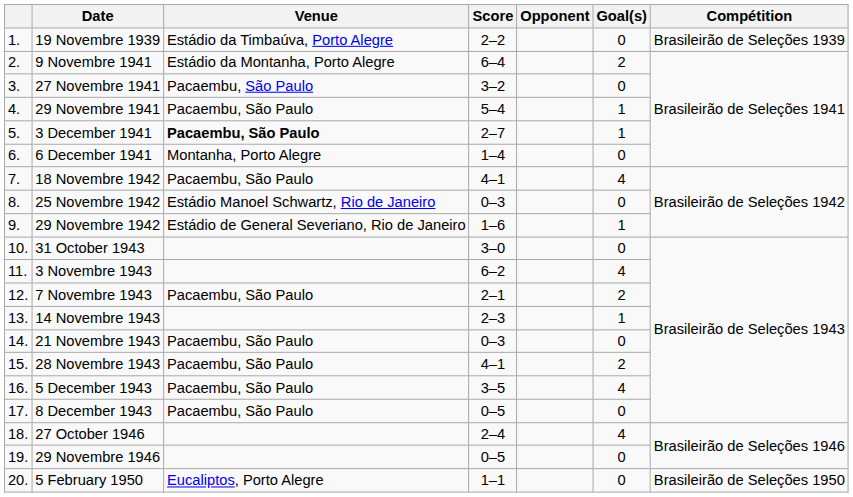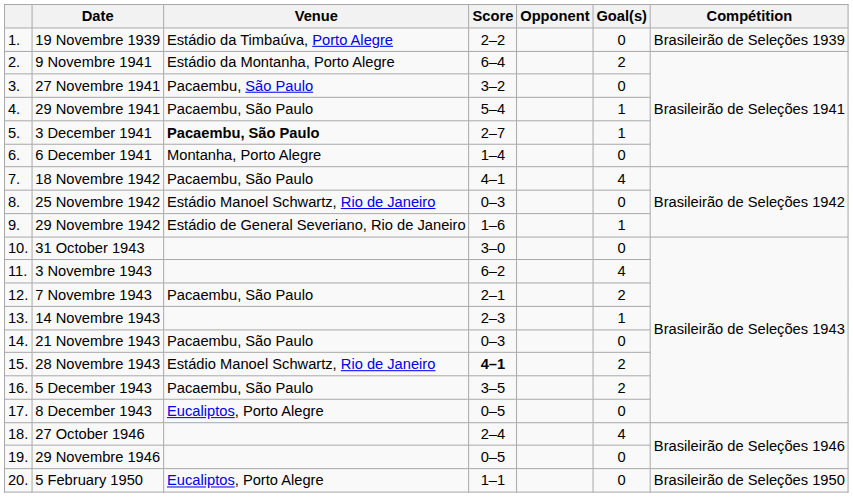(240, 365) Pacaembu, São Paulo -> (301, 365) Estádio Manoel Schwartz, Rio de Janeiro
(493, 365) normal -> (493, 365) bold
(622, 388) 4 -> (622, 388) 2
(240, 411) Pacaembu, São Paulo -> (245, 411) Eucaliptos, Porto Alegre
